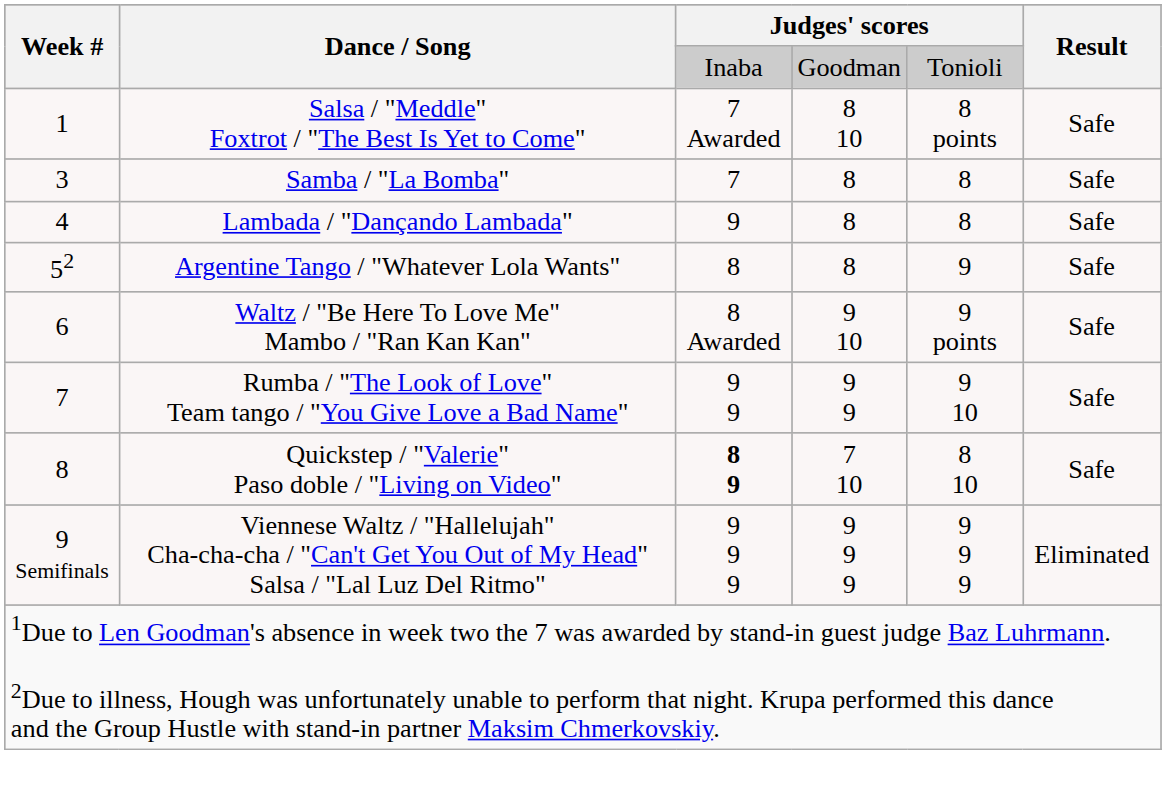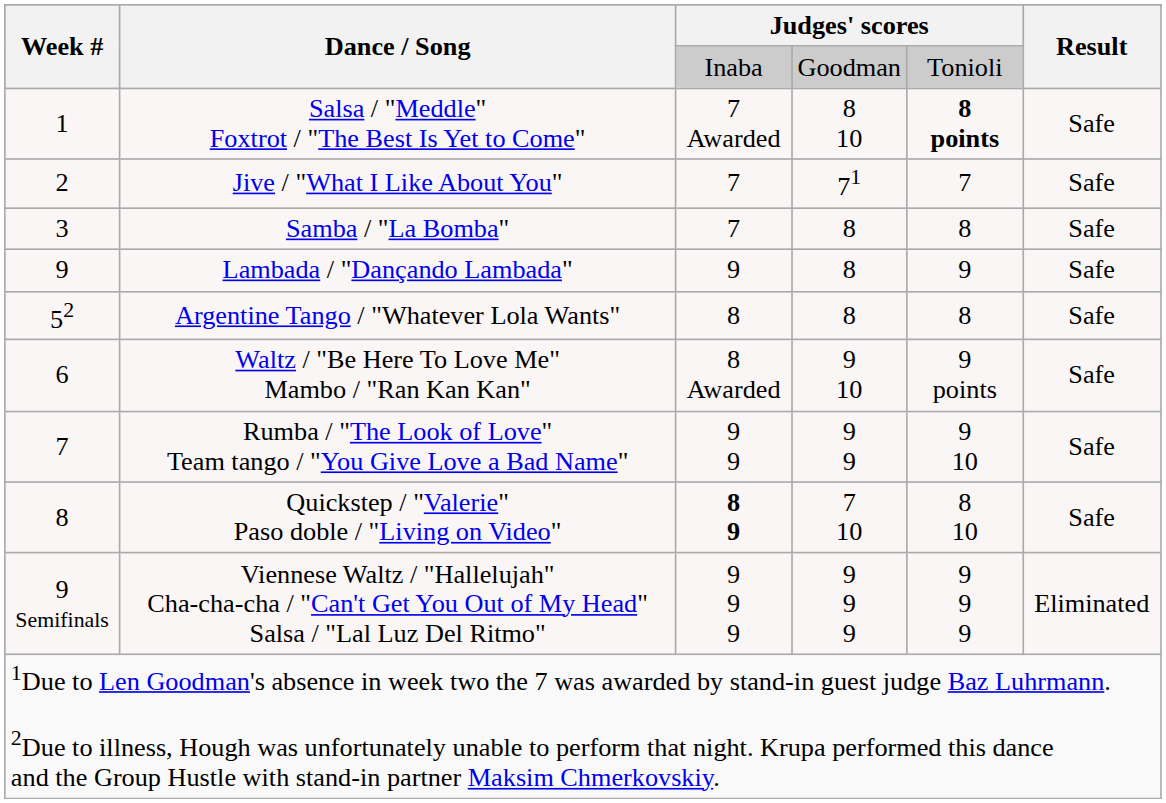(965, 123) normal -> (965, 123) bold
+ row: (398, 183)
(62, 221) 4 -> (62, 270) 9
(965, 221) 8 -> (965, 270) 9
(965, 266) 9 -> (965, 315) 8
